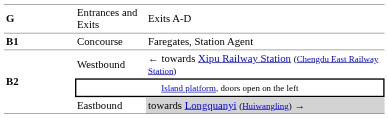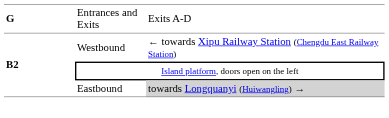- row: (100, 41)
